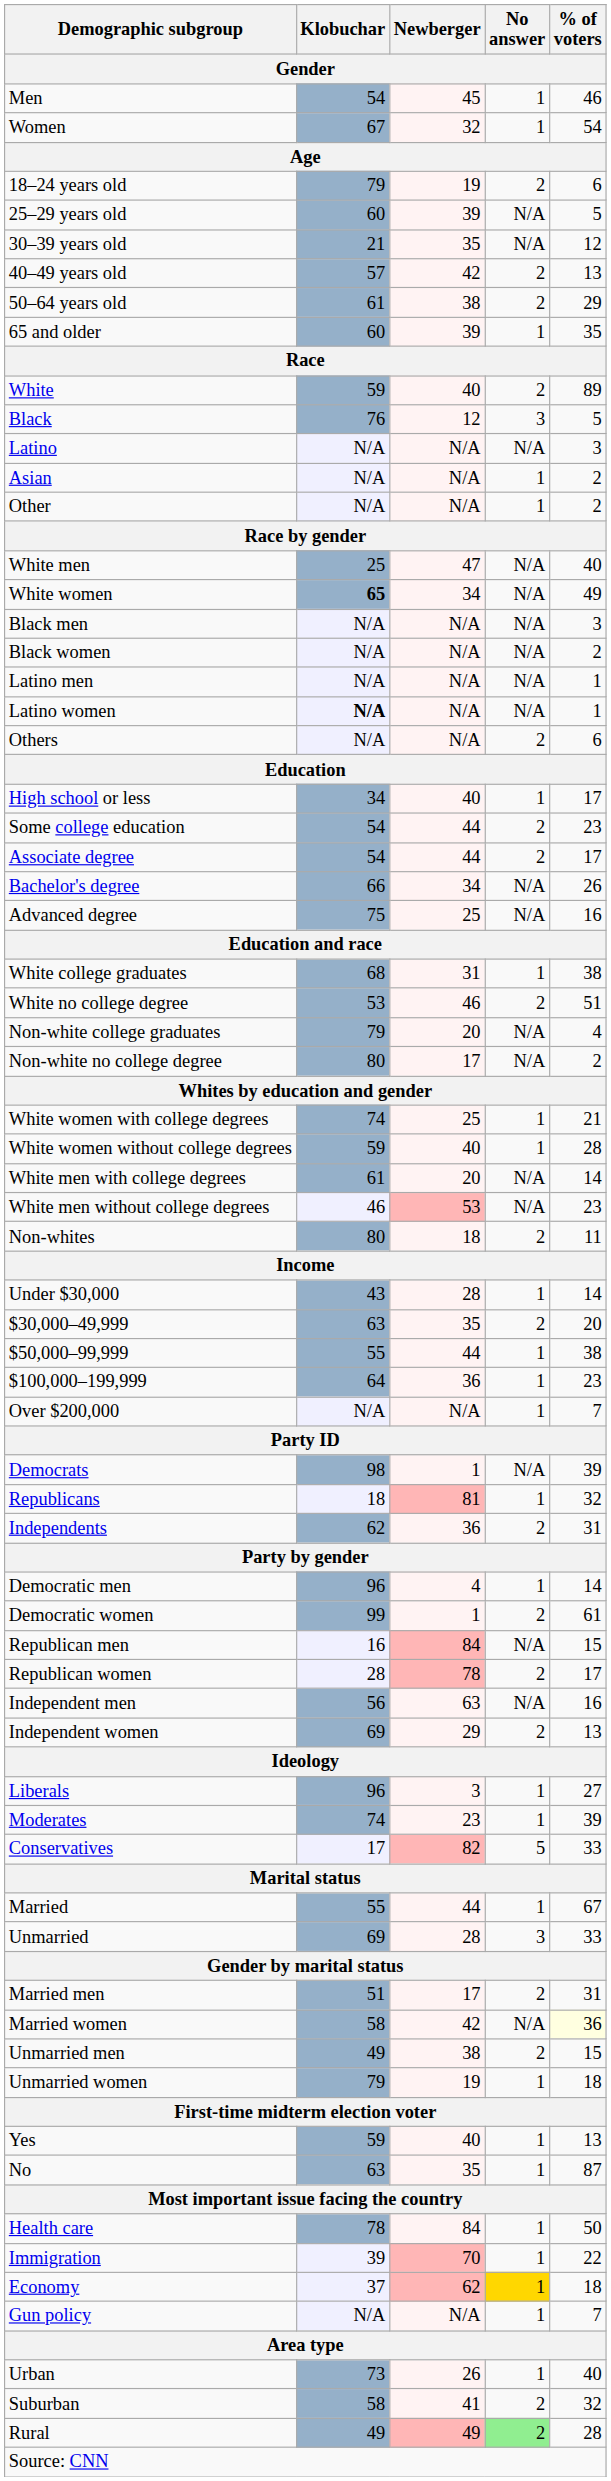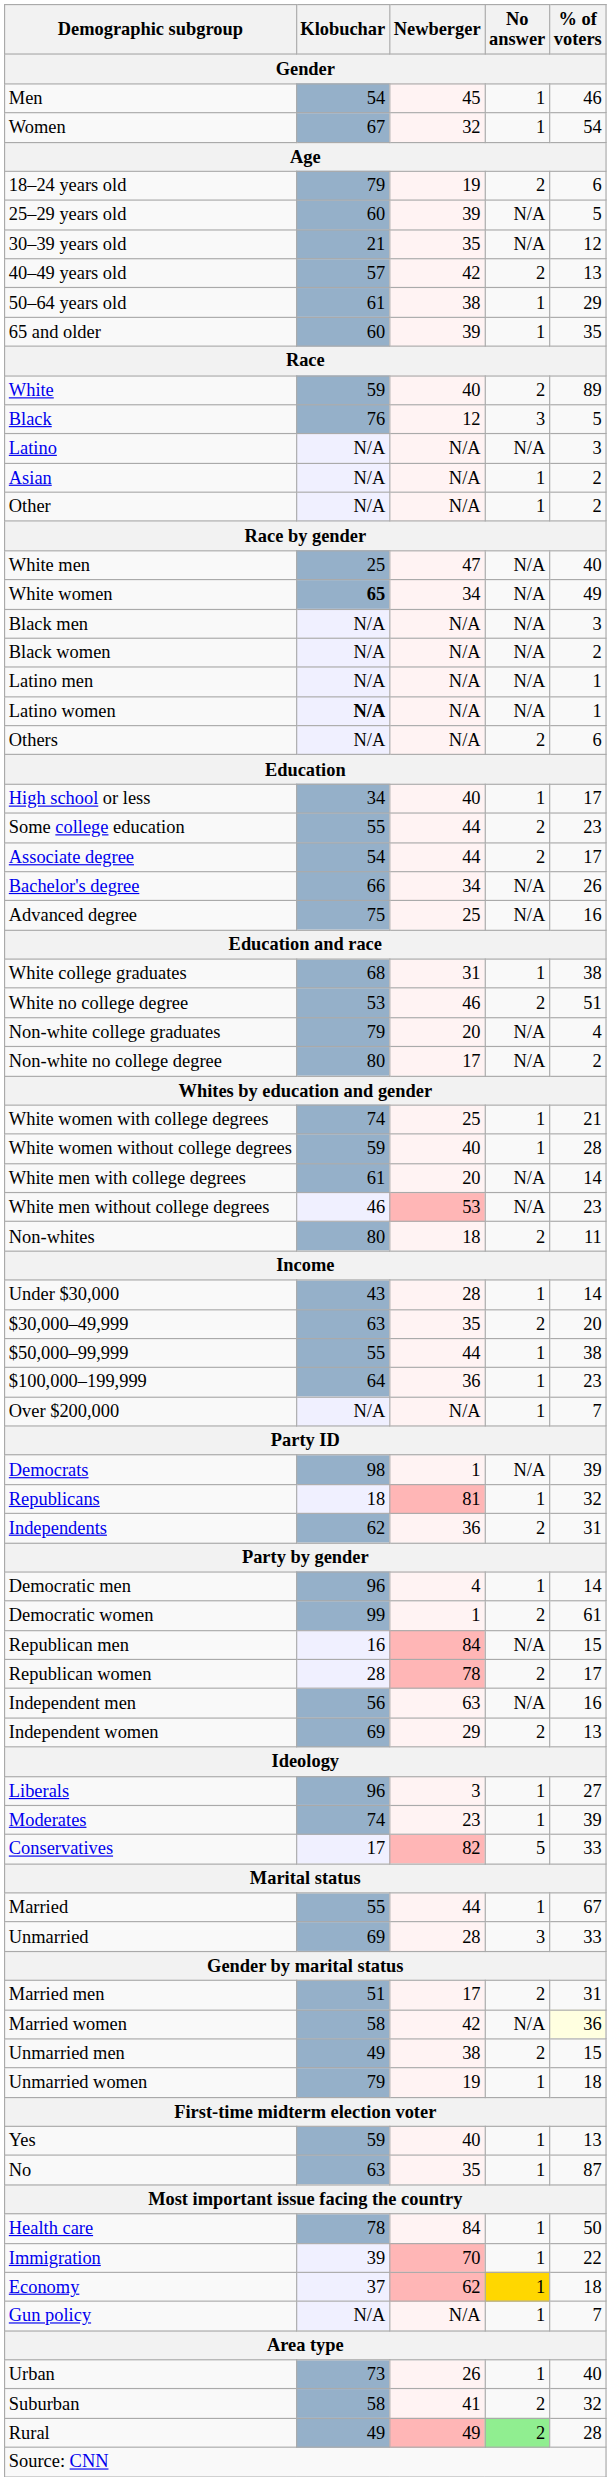(541, 302) 2 -> (541, 302) 1
(376, 827) 54 -> (376, 827) 55
